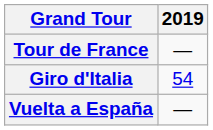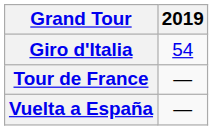rows swapped: (81, 79) <-> (81, 49)
